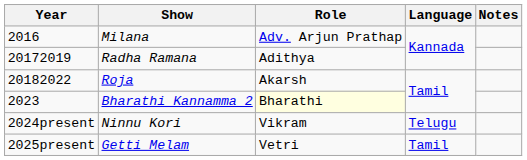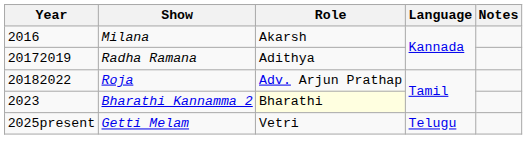(331, 37) Adv. Arjun Prathap -> (283, 37) Akarsh
(283, 80) Akarsh -> (331, 80) Adv. Arjun Prathap
- row: (141, 123)
(428, 145) Tamil -> (432, 123) Telugu
